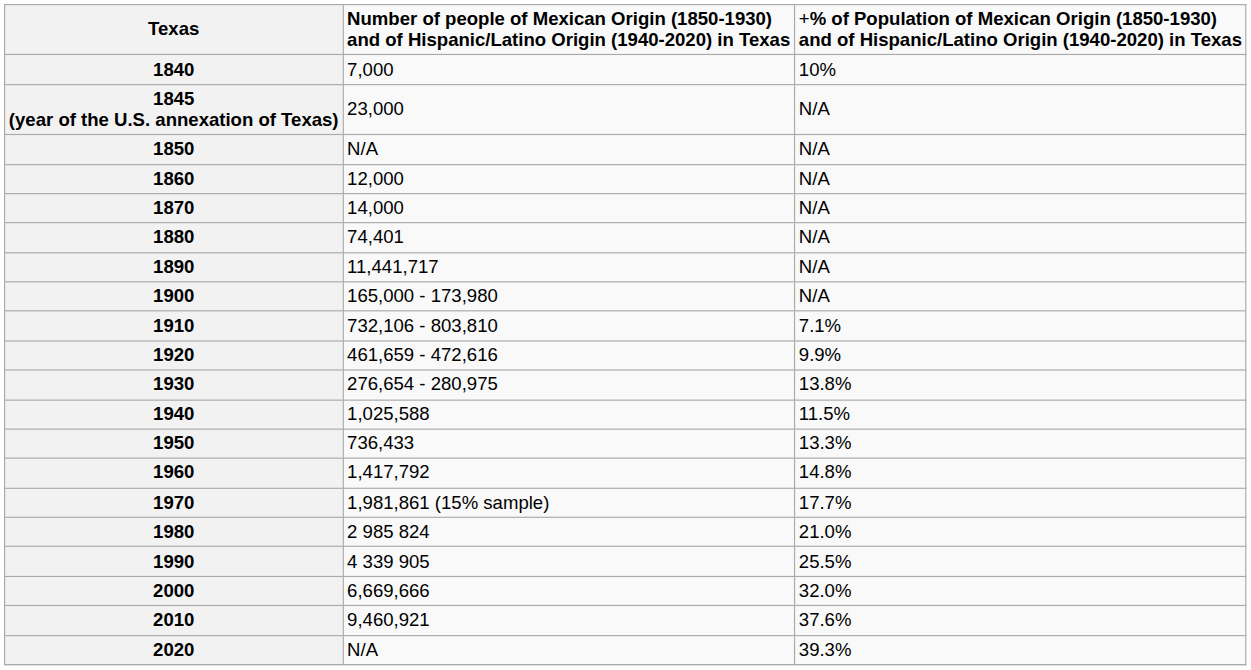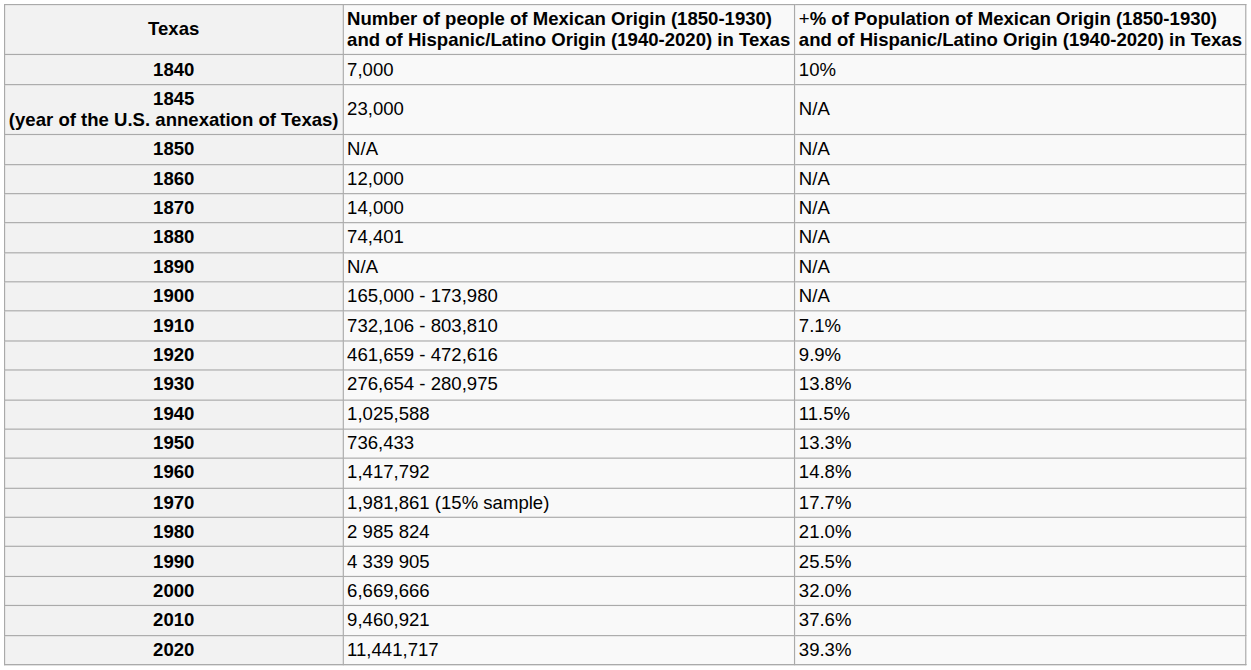(393, 267) 11,441,717 -> (363, 267) N/A
(363, 649) N/A -> (393, 649) 11,441,717
